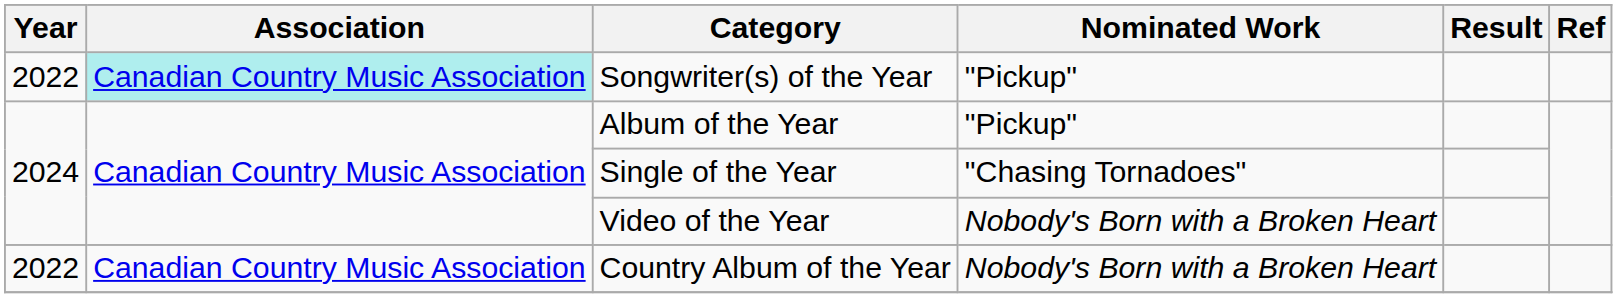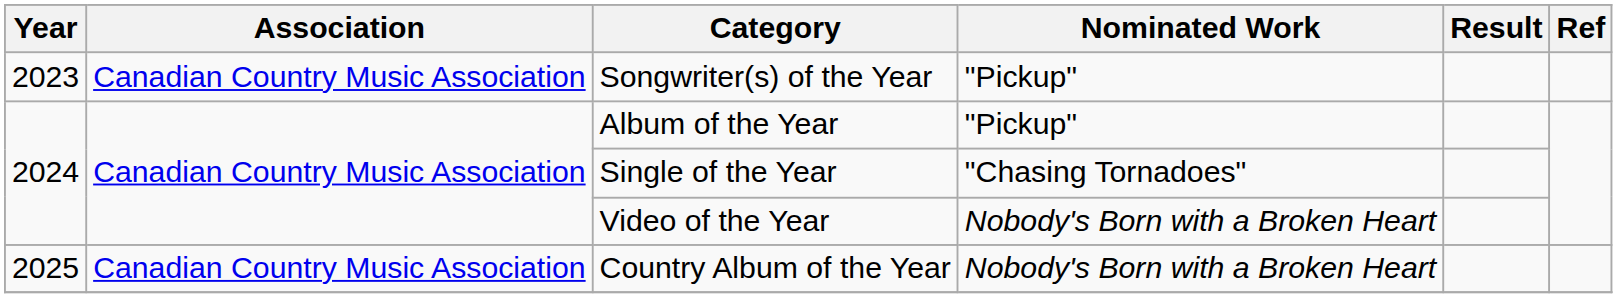(46, 76) 2022 -> (46, 76) 2023
(339, 76) paleturquoise background -> (339, 76) no background
(46, 268) 2022 -> (46, 268) 2025
